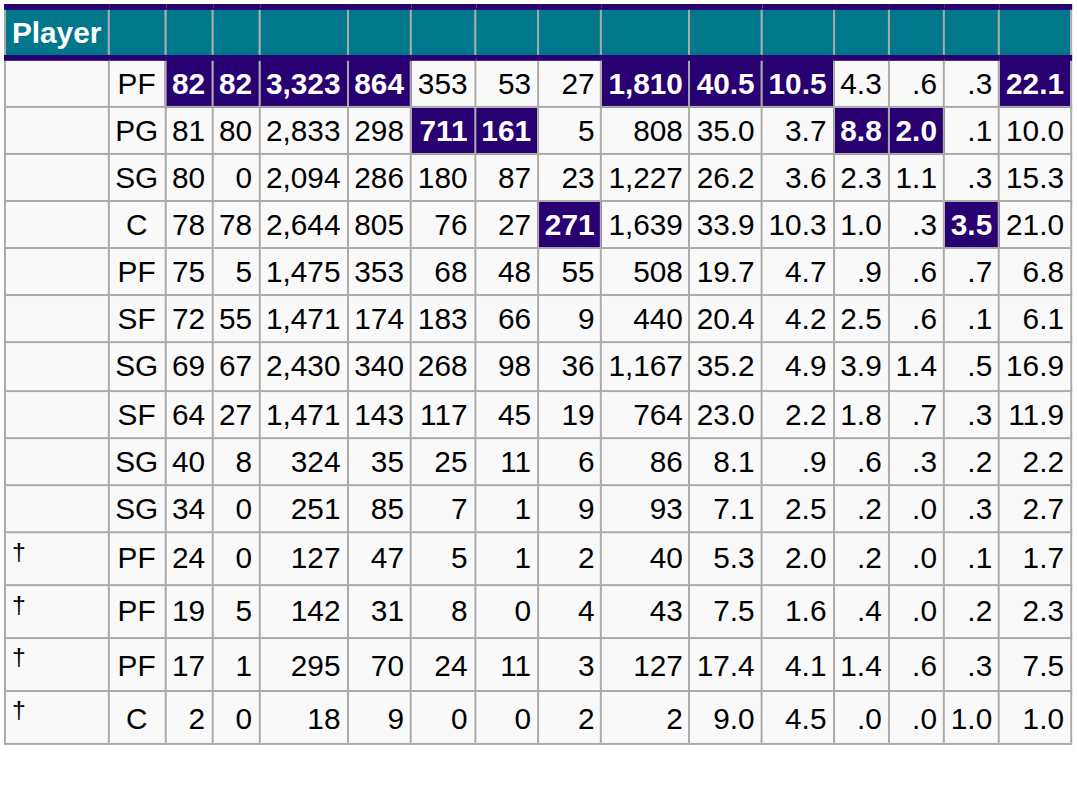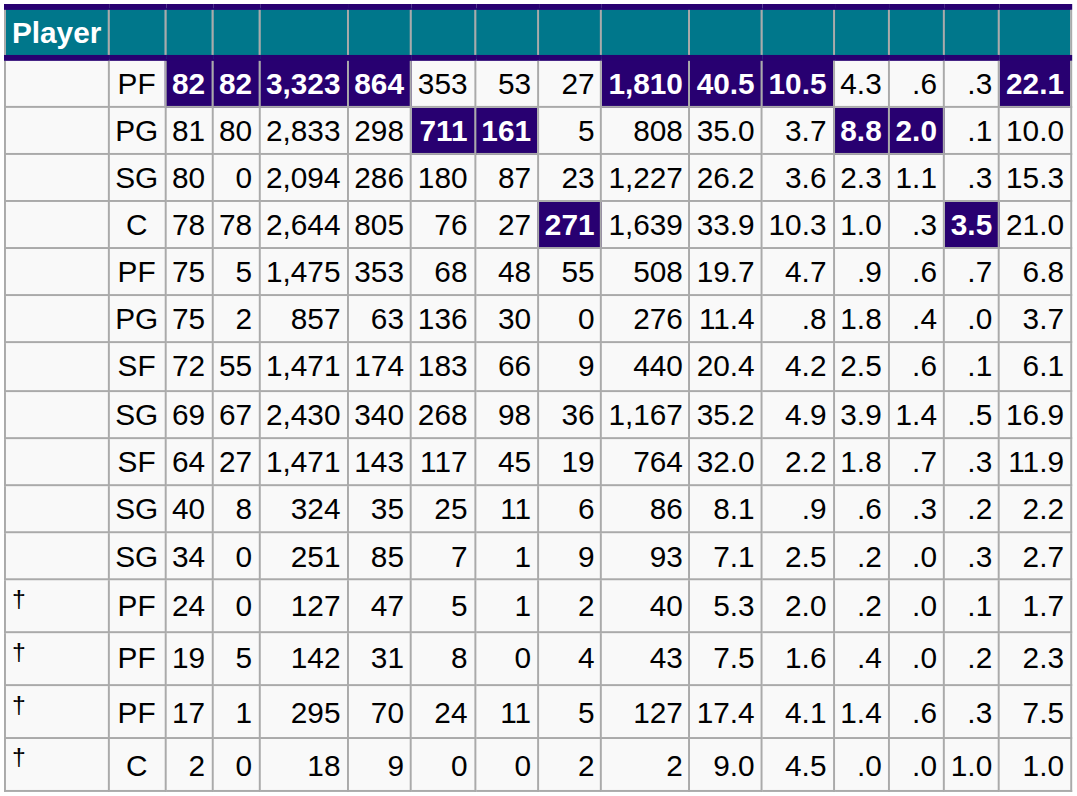+ row: (189, 320)
(726, 414) 23.0 -> (726, 461) 32.0
(586, 665) 3 -> (586, 712) 5
